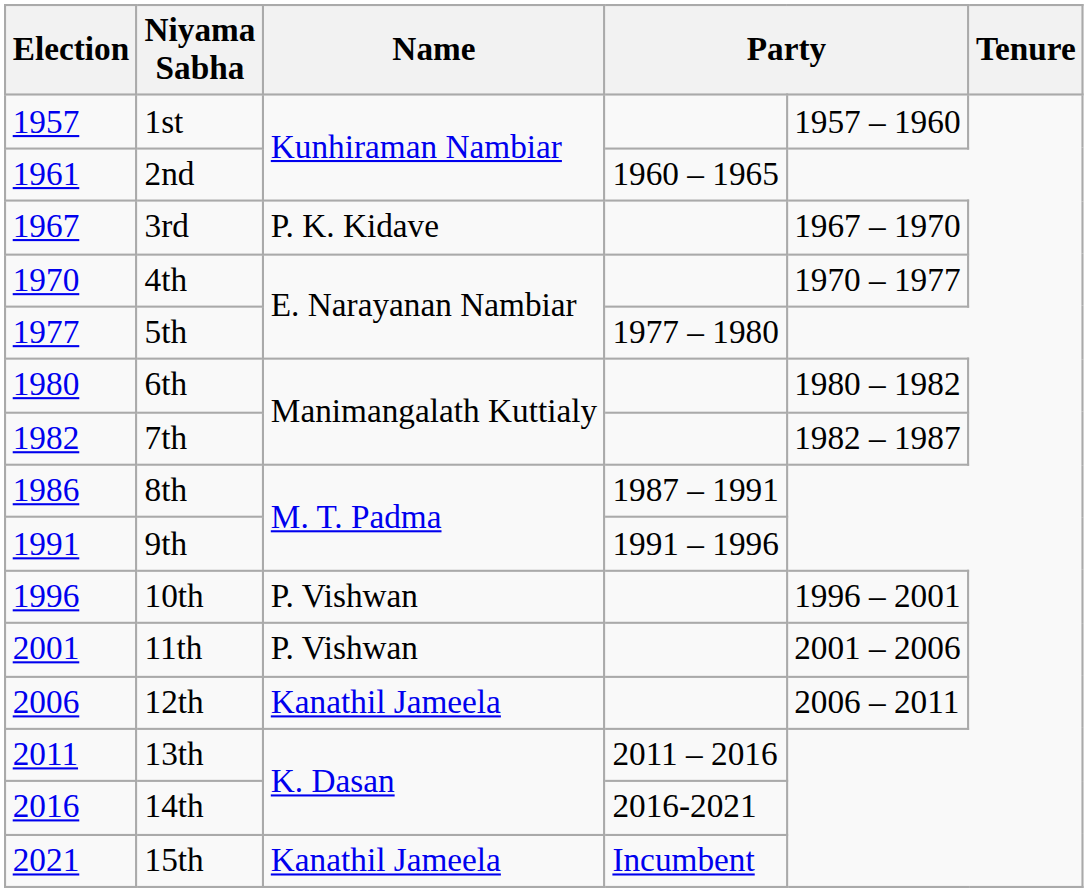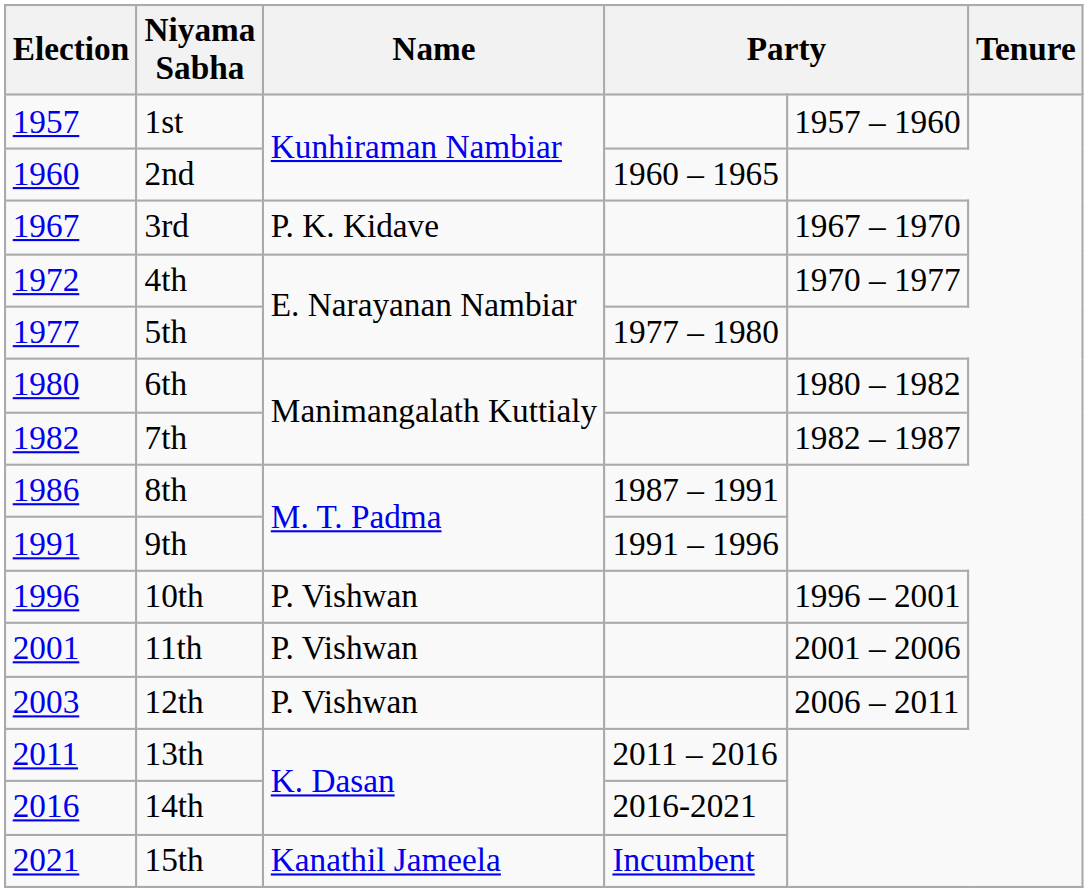(46, 173) 1961 -> (46, 173) 1960
(46, 279) 1970 -> (46, 279) 1972
(46, 701) 2006 -> (46, 701) 2003
(386, 701) Kanathil Jameela -> (344, 701) P. Vishwan
